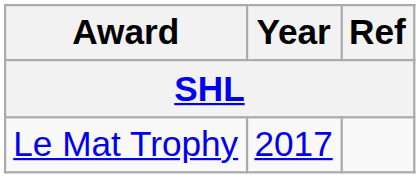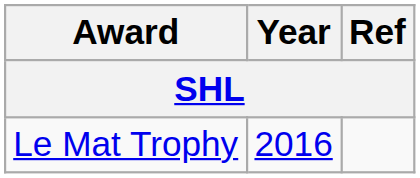(294, 144) 2017 -> (294, 144) 2016
